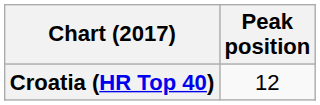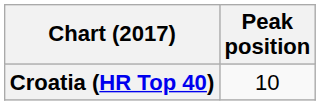(267, 81) 12 -> (267, 81) 10
